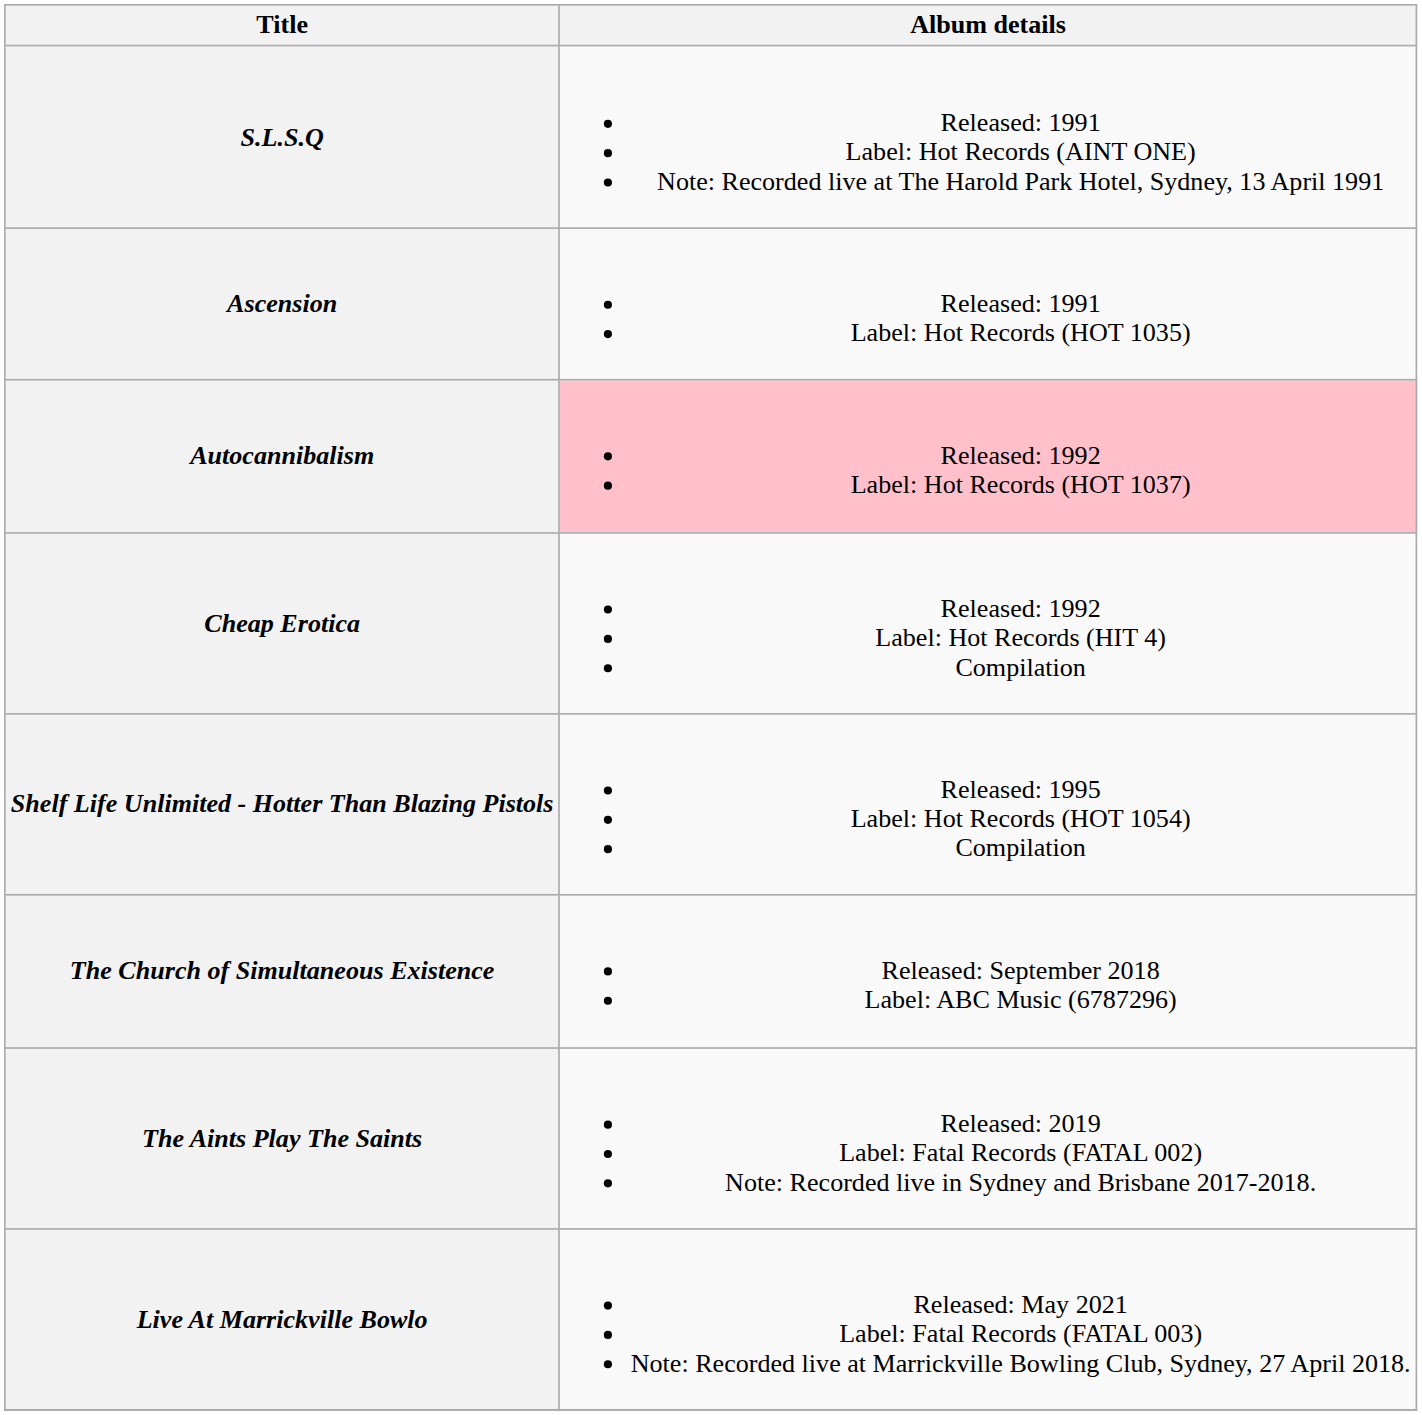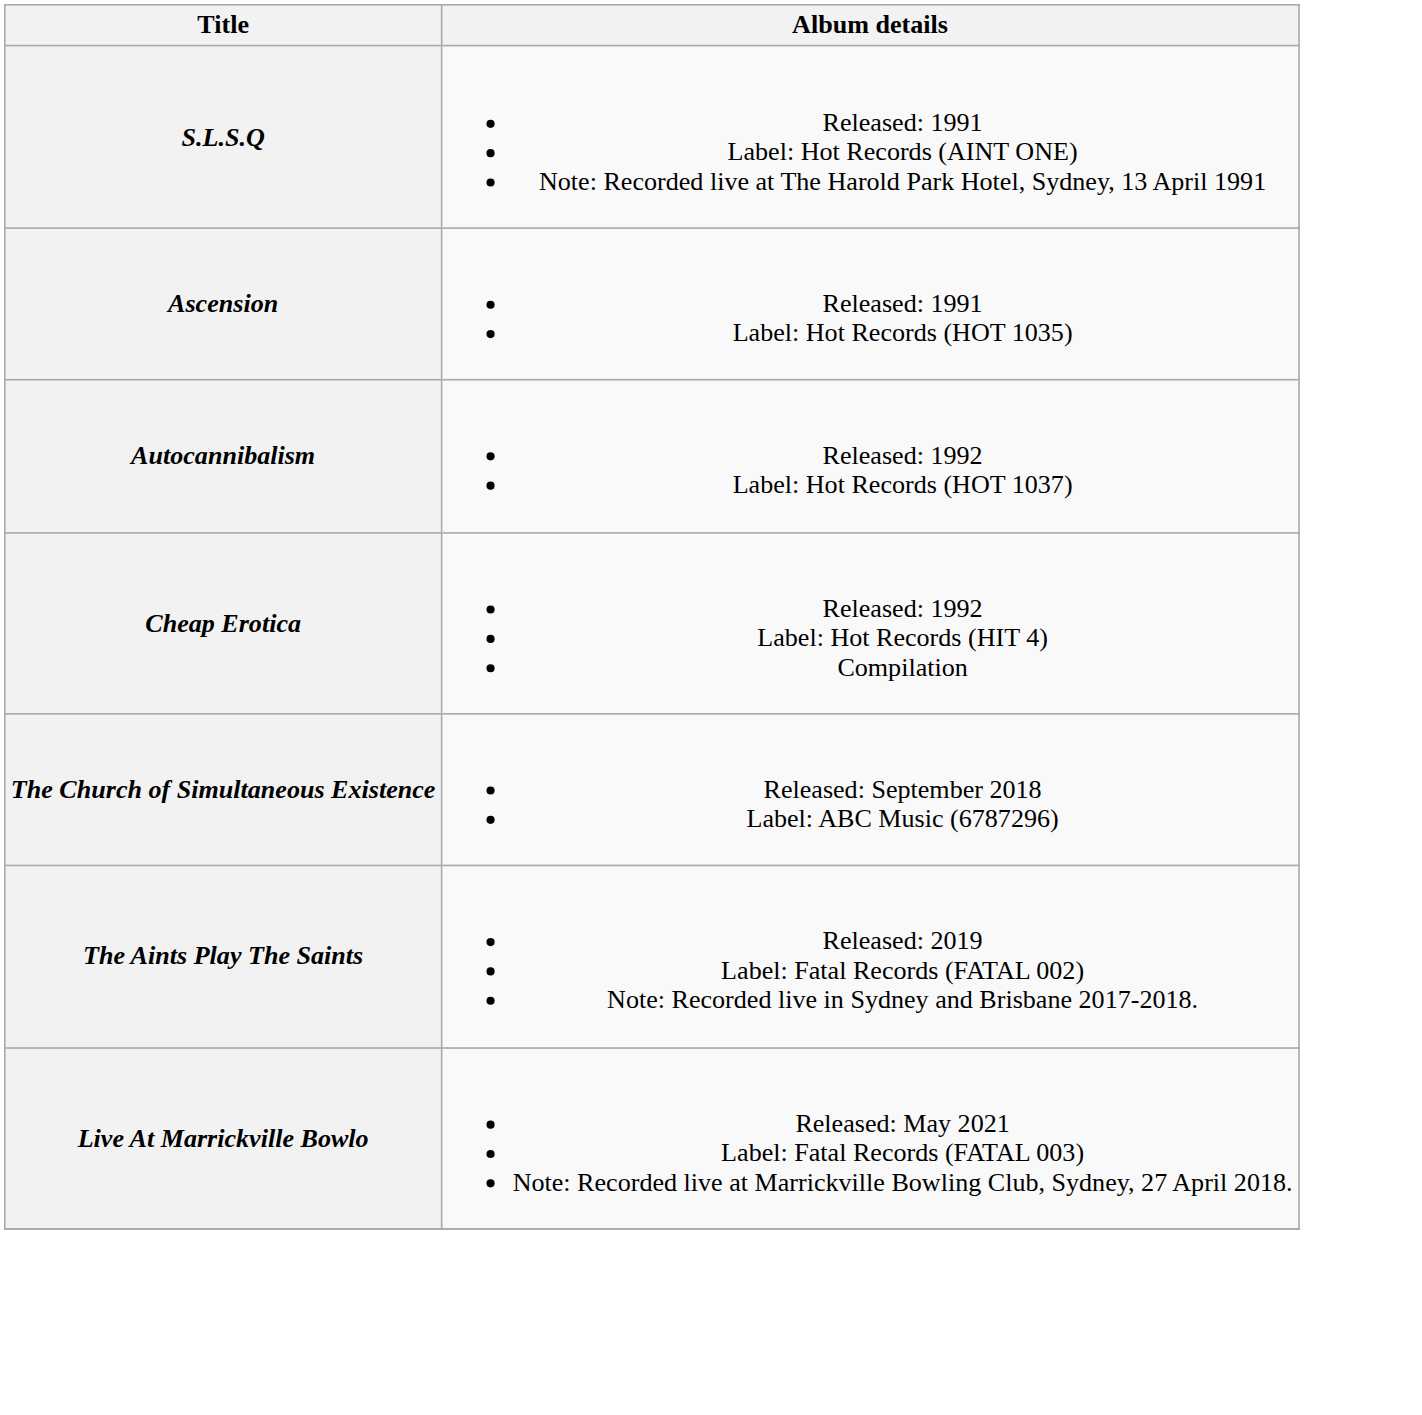(988, 471) pink background -> (870, 471) no background
- row: (282, 804)
